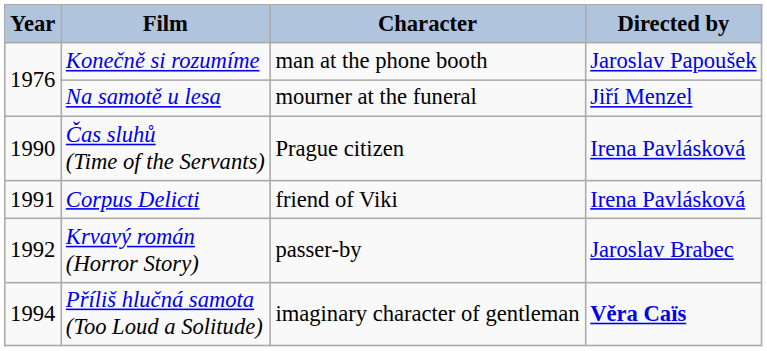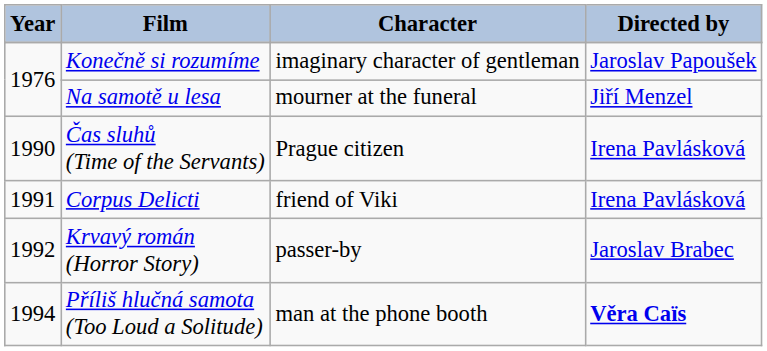(381, 60) man at the phone booth -> (428, 60) imaginary character of gentleman
(428, 313) imaginary character of gentleman -> (381, 313) man at the phone booth
